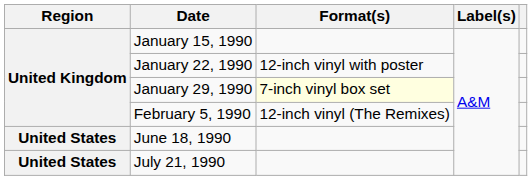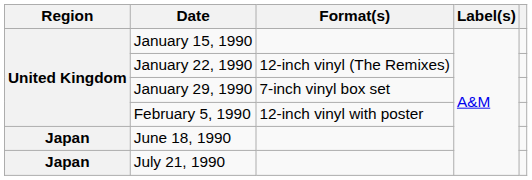(341, 65) 12-inch vinyl with poster -> (355, 65) 12-inch vinyl (The Remixes)
(325, 89) lightyellow background -> (325, 89) no background
(355, 114) 12-inch vinyl (The Remixes) -> (341, 114) 12-inch vinyl with poster
(67, 138) United States -> (67, 138) Japan
(67, 162) United States -> (67, 162) Japan
